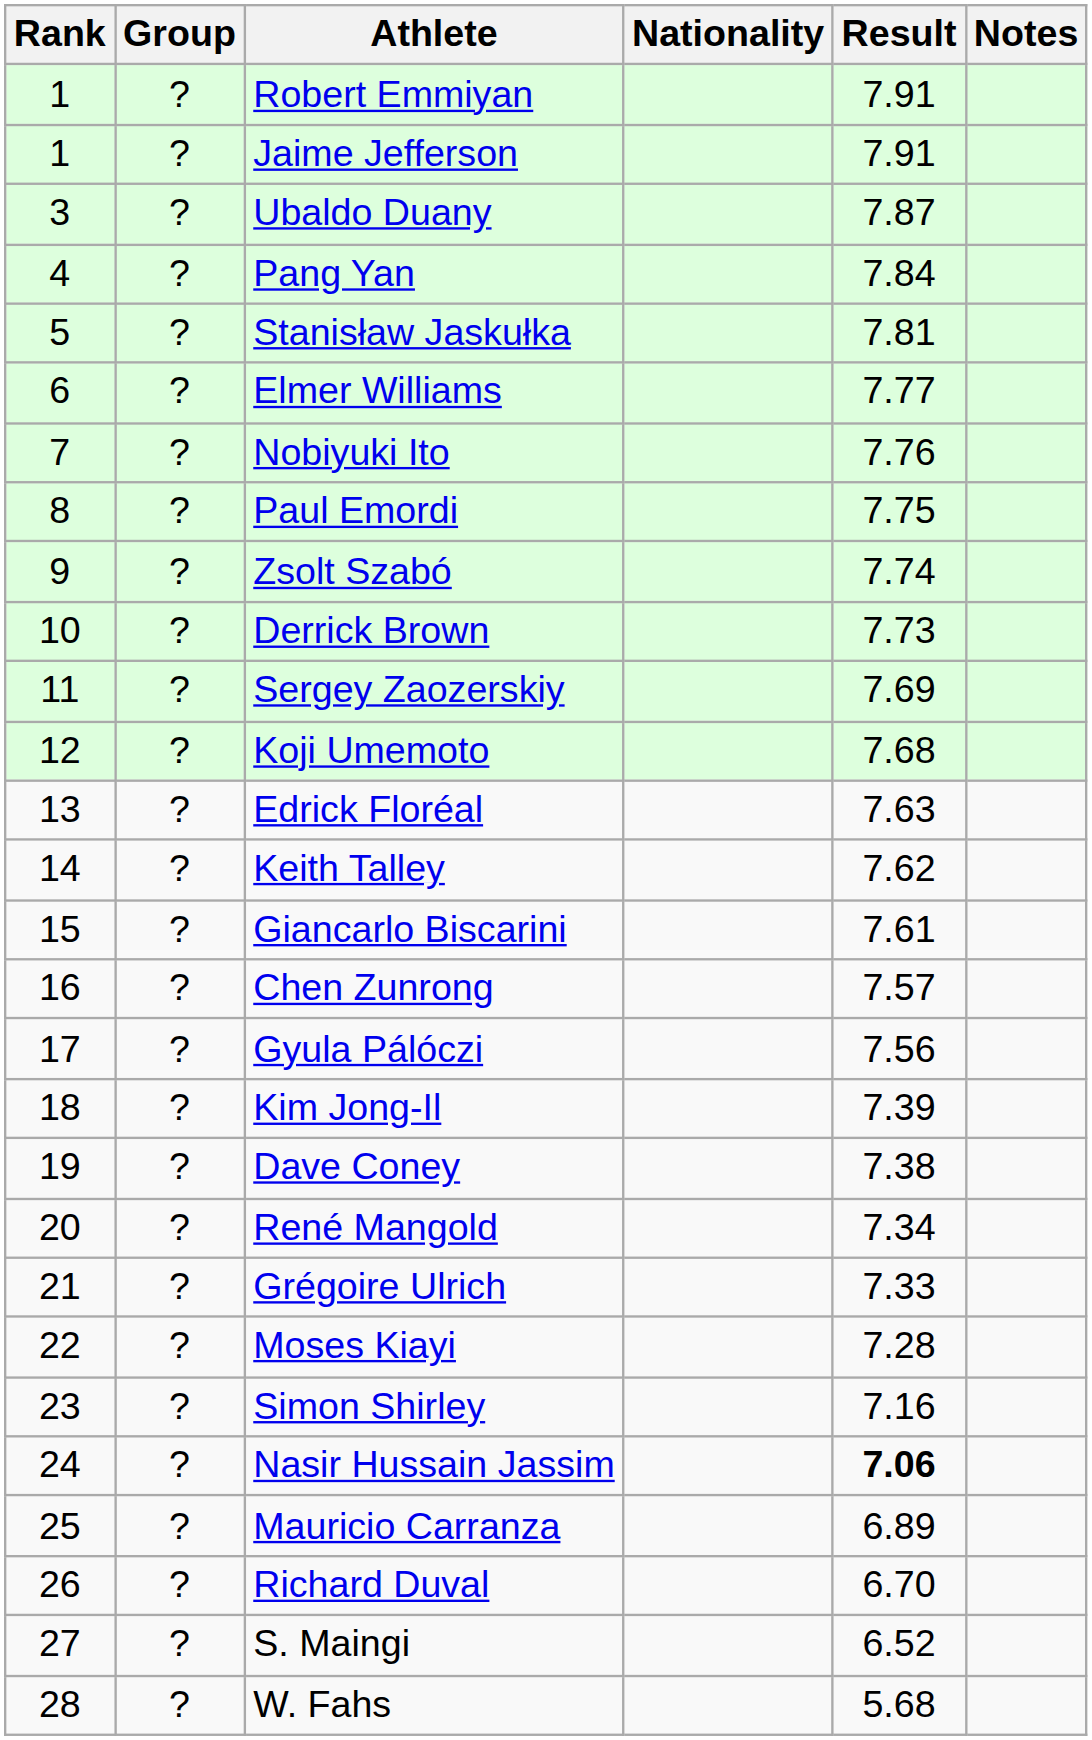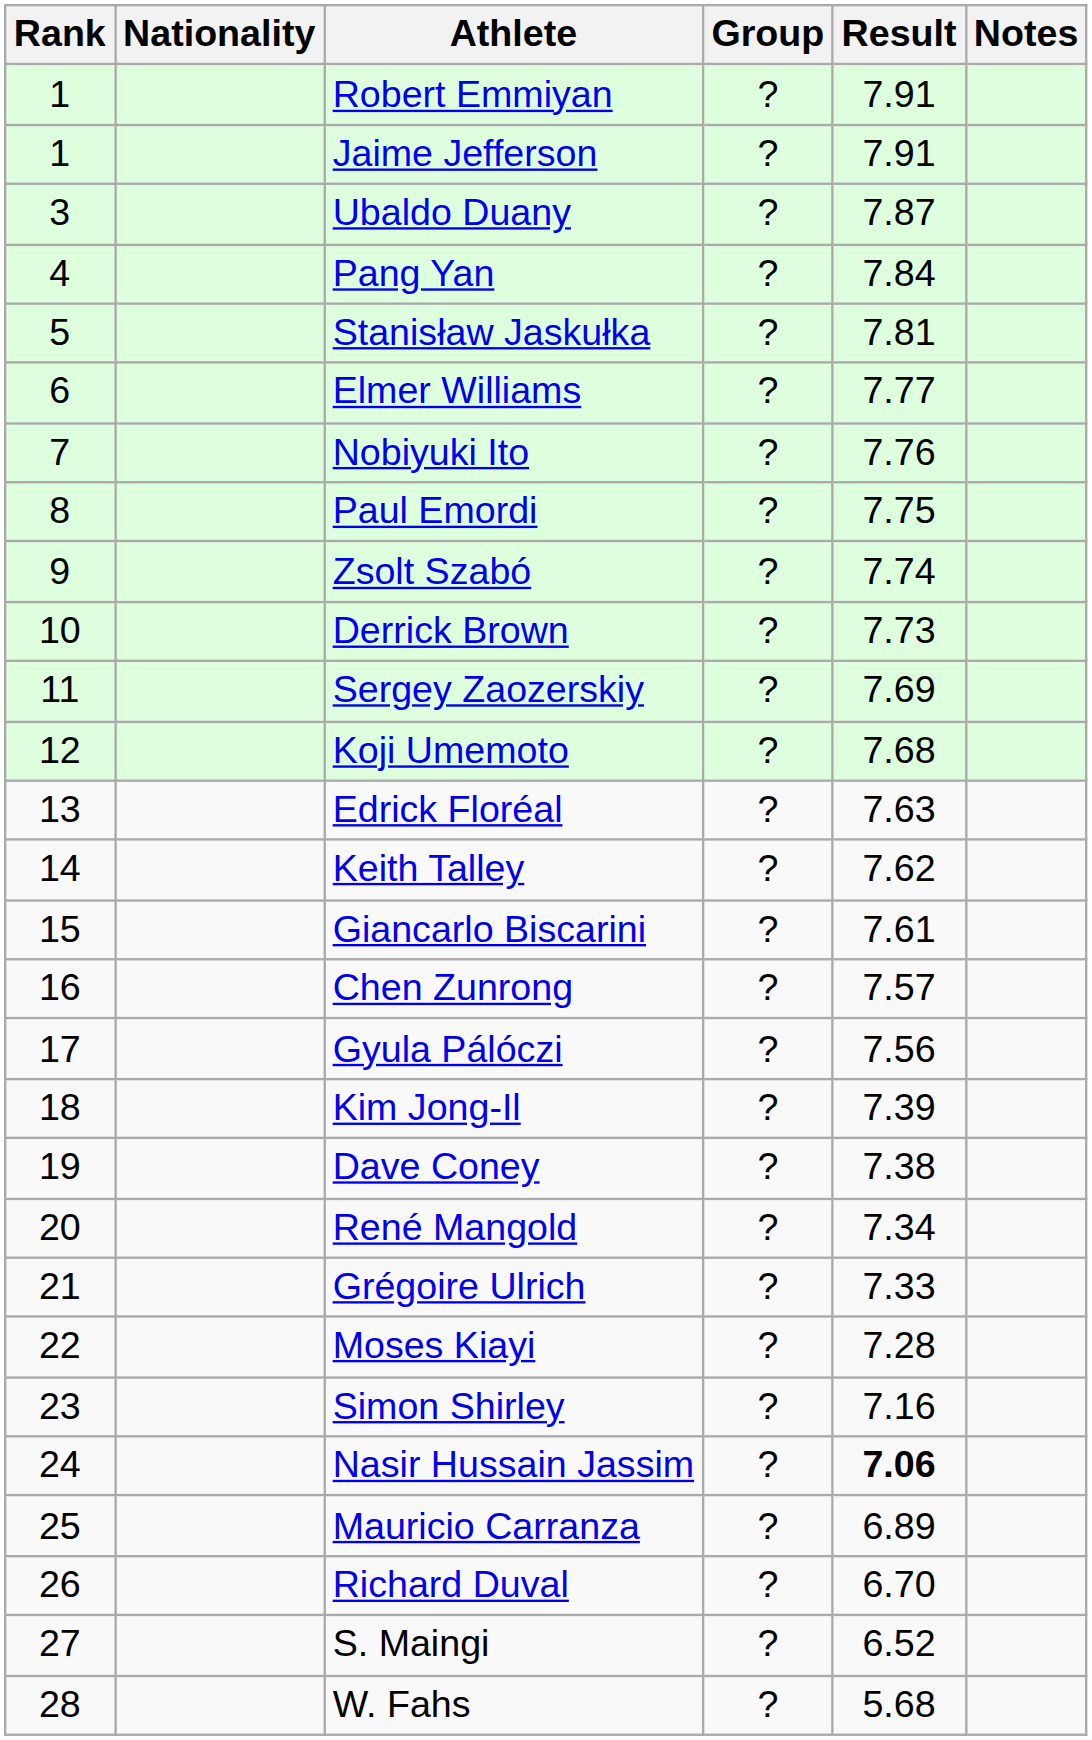columns swapped: (180, 34) <-> (728, 34)
